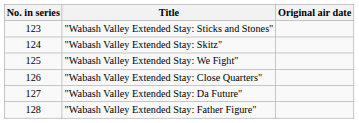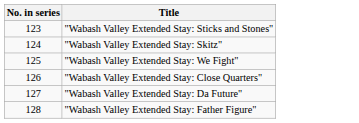- column: (315, 12)
